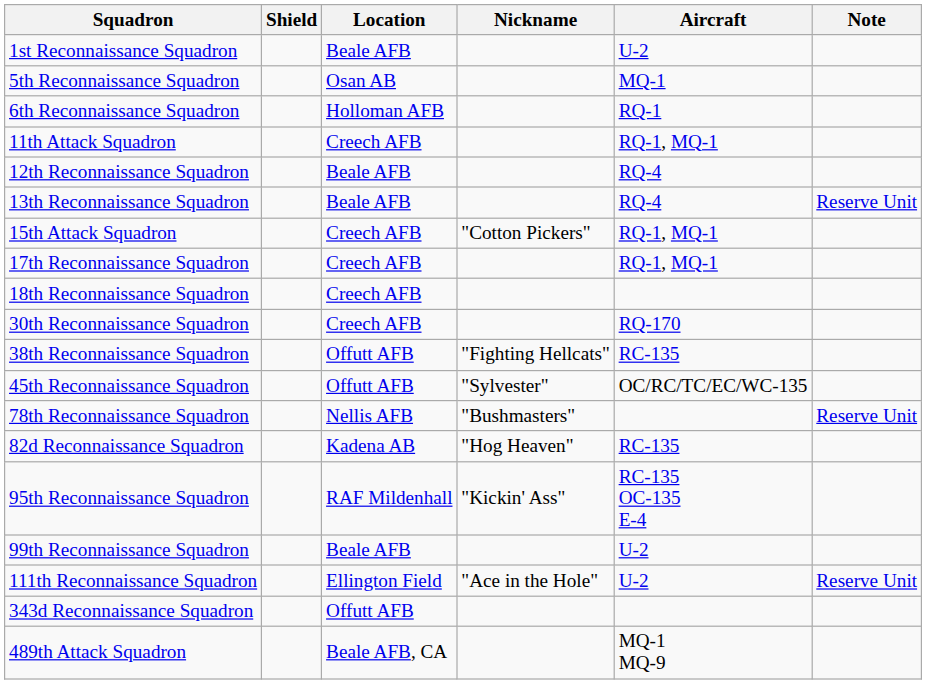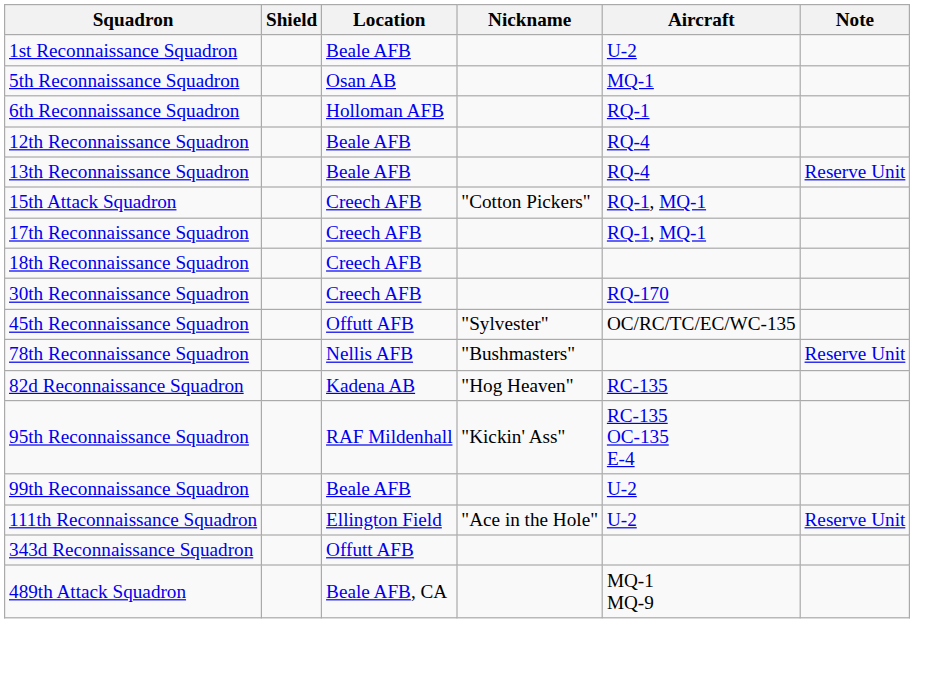- row: (92, 141)
- row: (129, 354)
